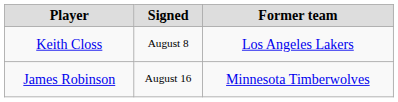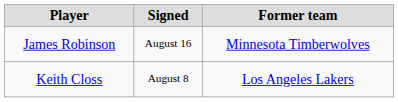rows swapped: (69, 44) <-> (69, 79)
